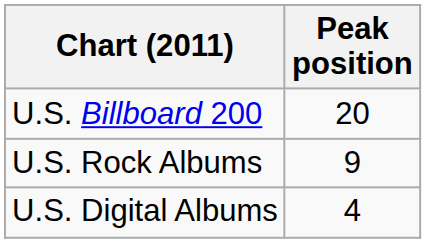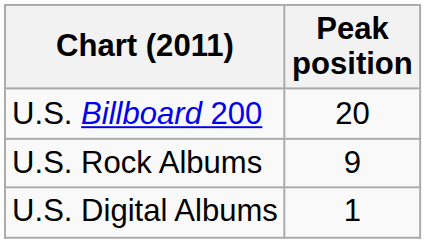(352, 211) 4 -> (352, 211) 1
